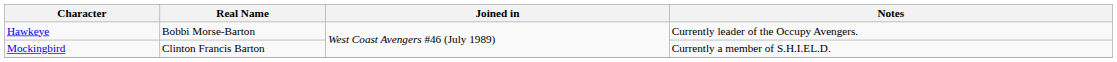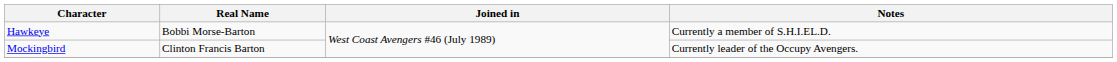(765, 31) Currently leader of the Occupy Avengers. -> (751, 31) Currently a member of S.H.I.EL.D.
(751, 48) Currently a member of S.H.I.EL.D. -> (765, 48) Currently leader of the Occupy Avengers.
